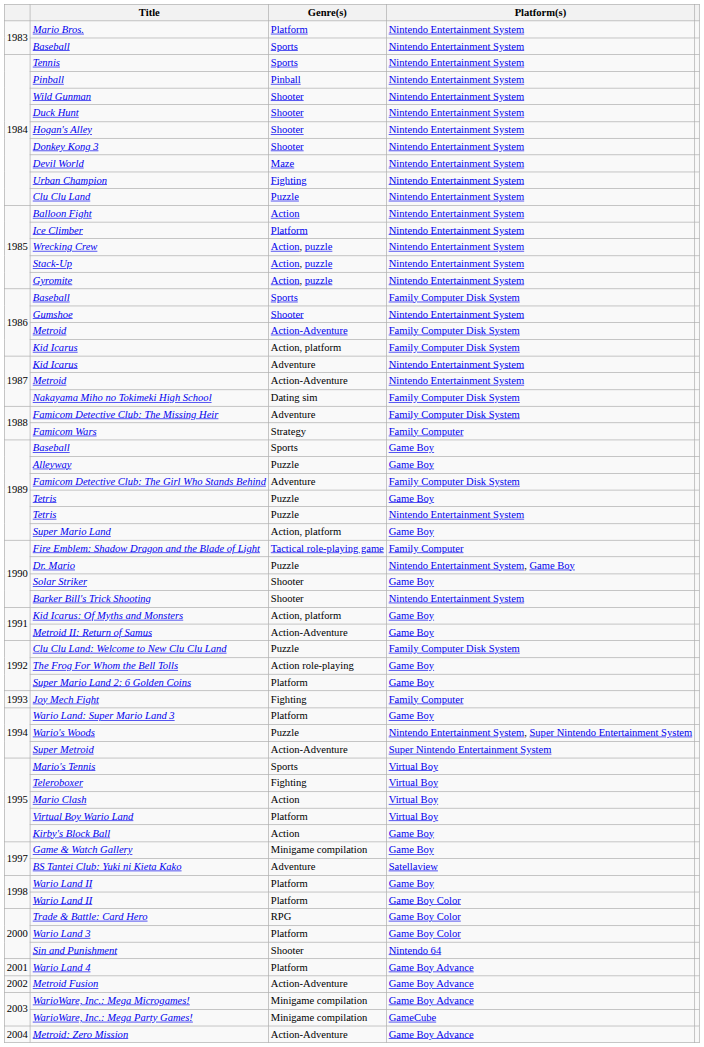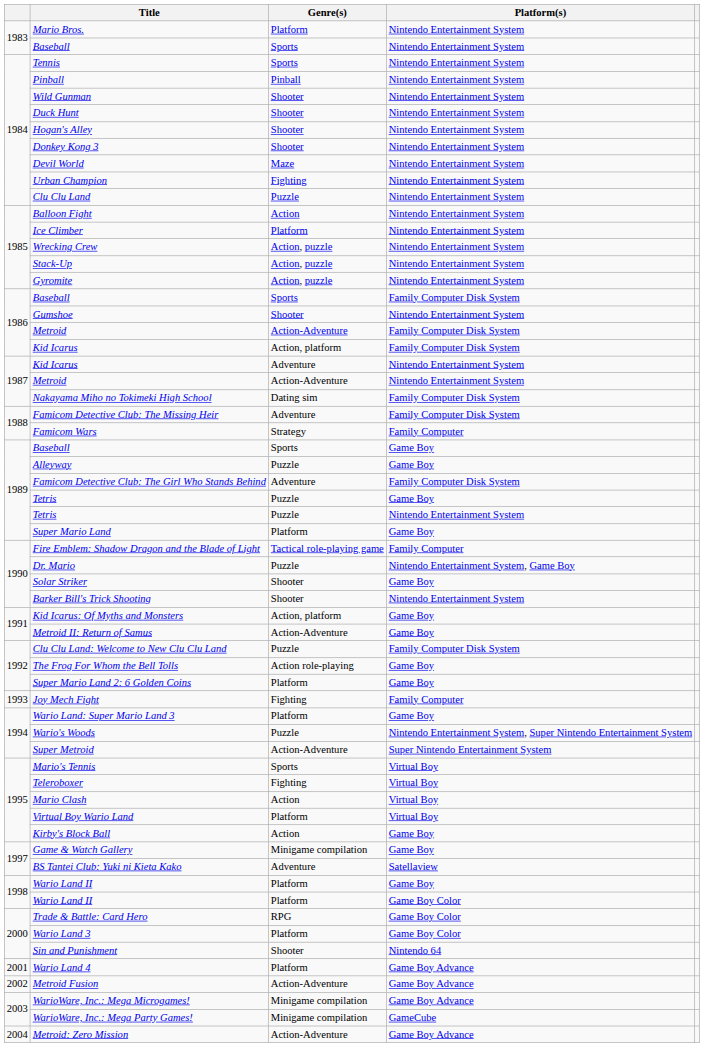(306, 532) Action, platform -> (289, 532) Platform
